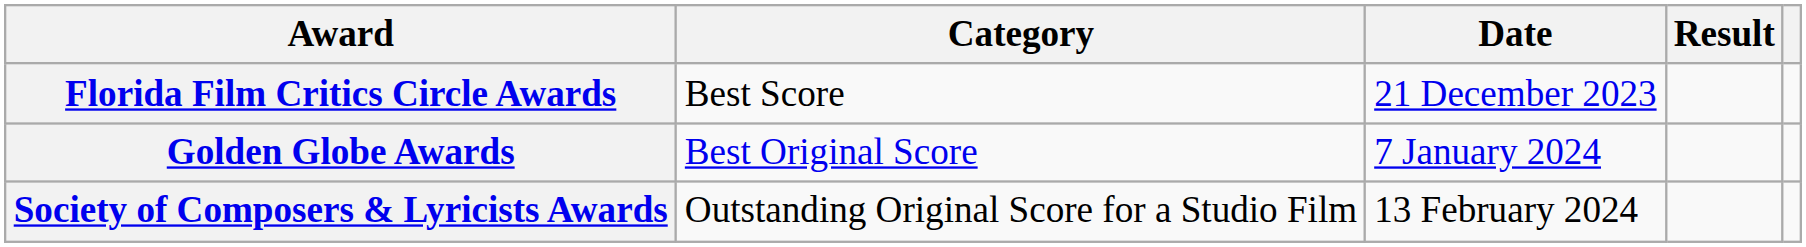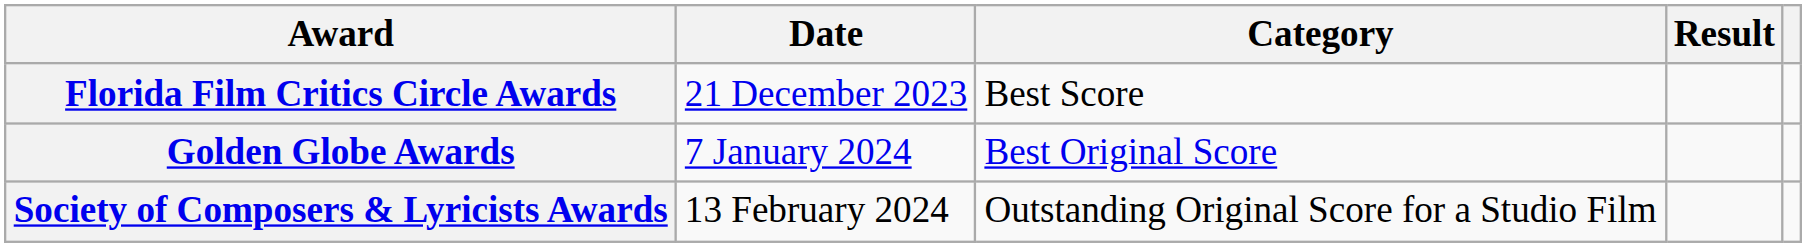columns swapped: (1515, 33) <-> (1021, 33)
